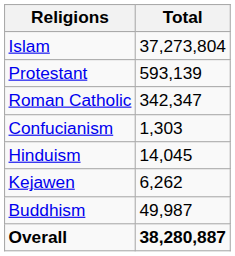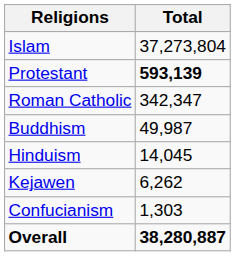(171, 73) normal -> (171, 73) bold
rows swapped: (47, 210) <-> (61, 127)
